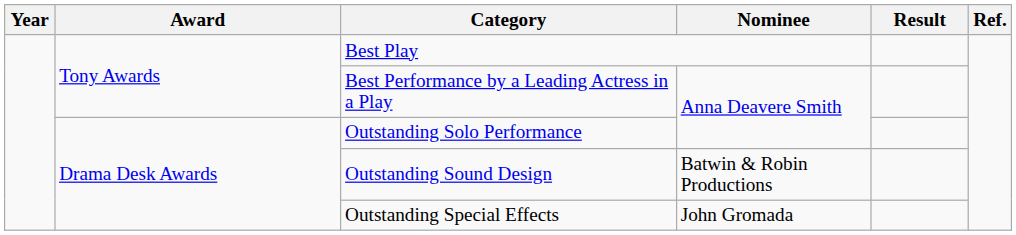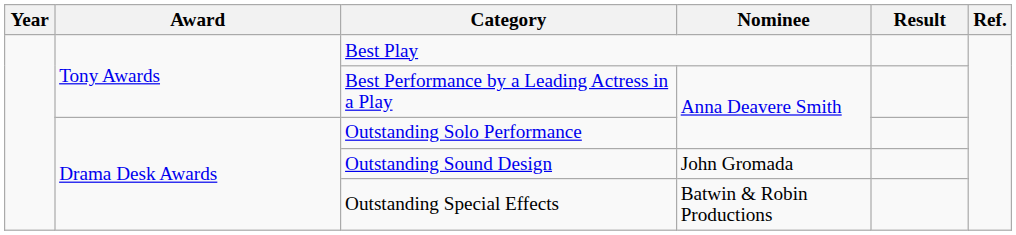(744, 173) Batwin & Robin Productions -> (737, 163) John Gromada
(737, 215) John Gromada -> (744, 204) Batwin & Robin Productions
